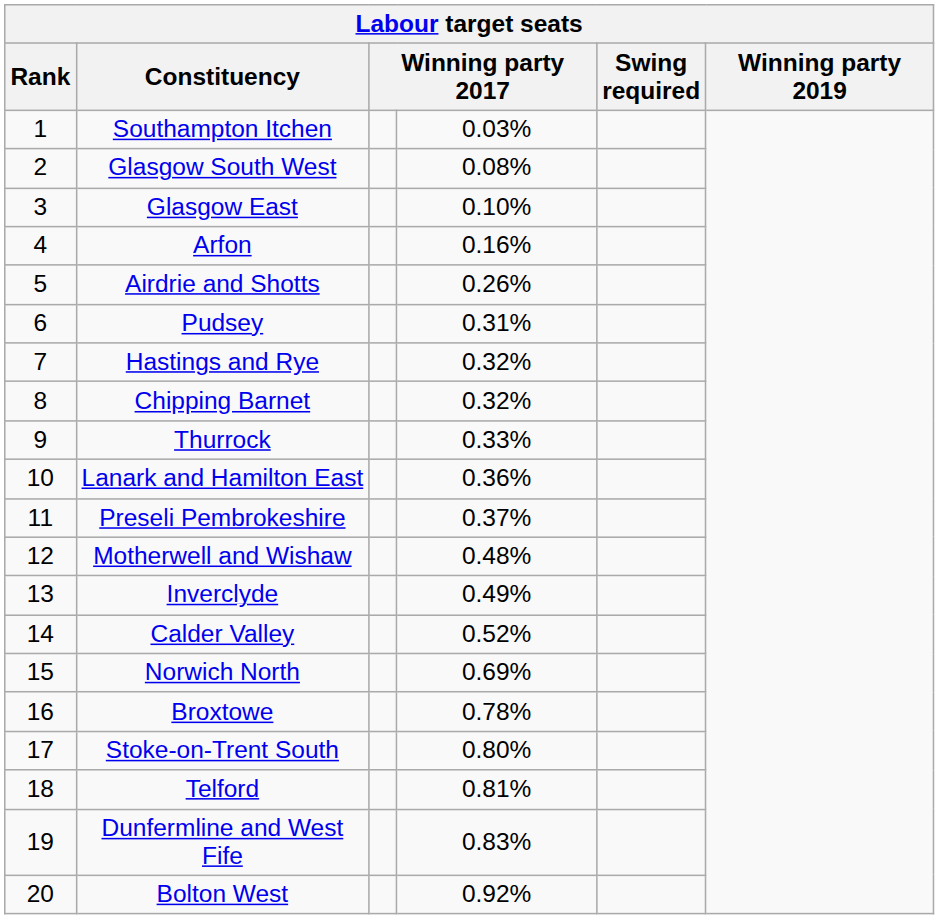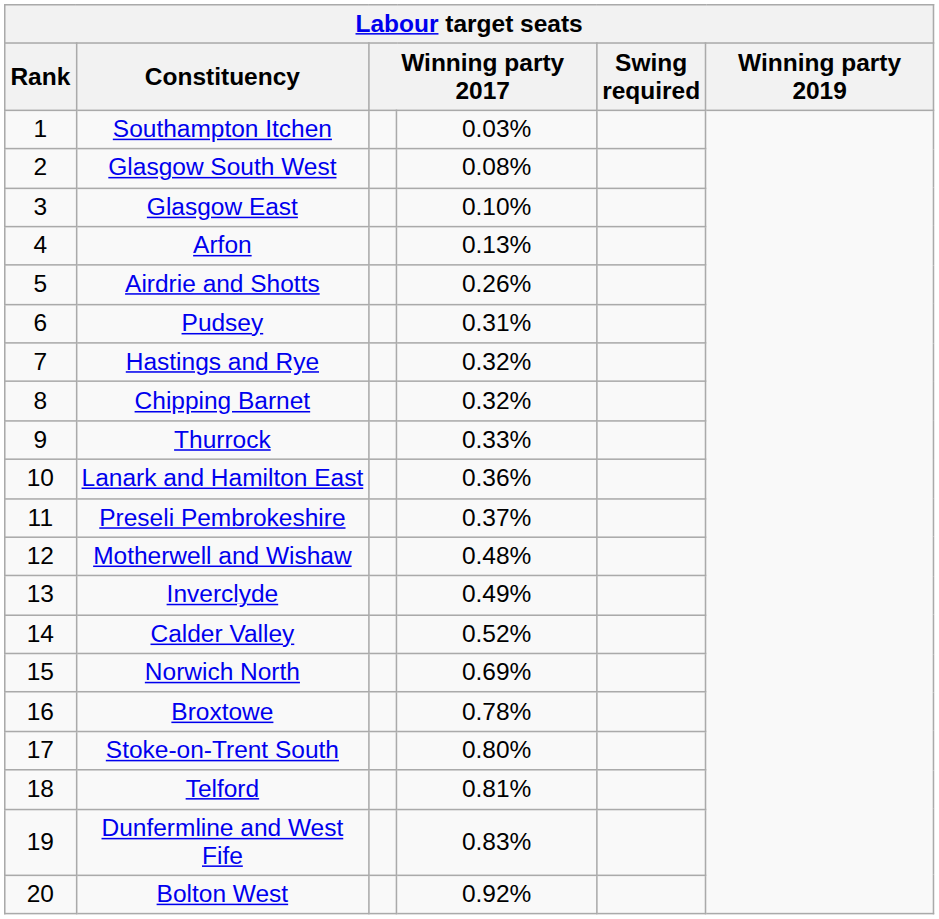(497, 245) 0.16% -> (497, 245) 0.13%
